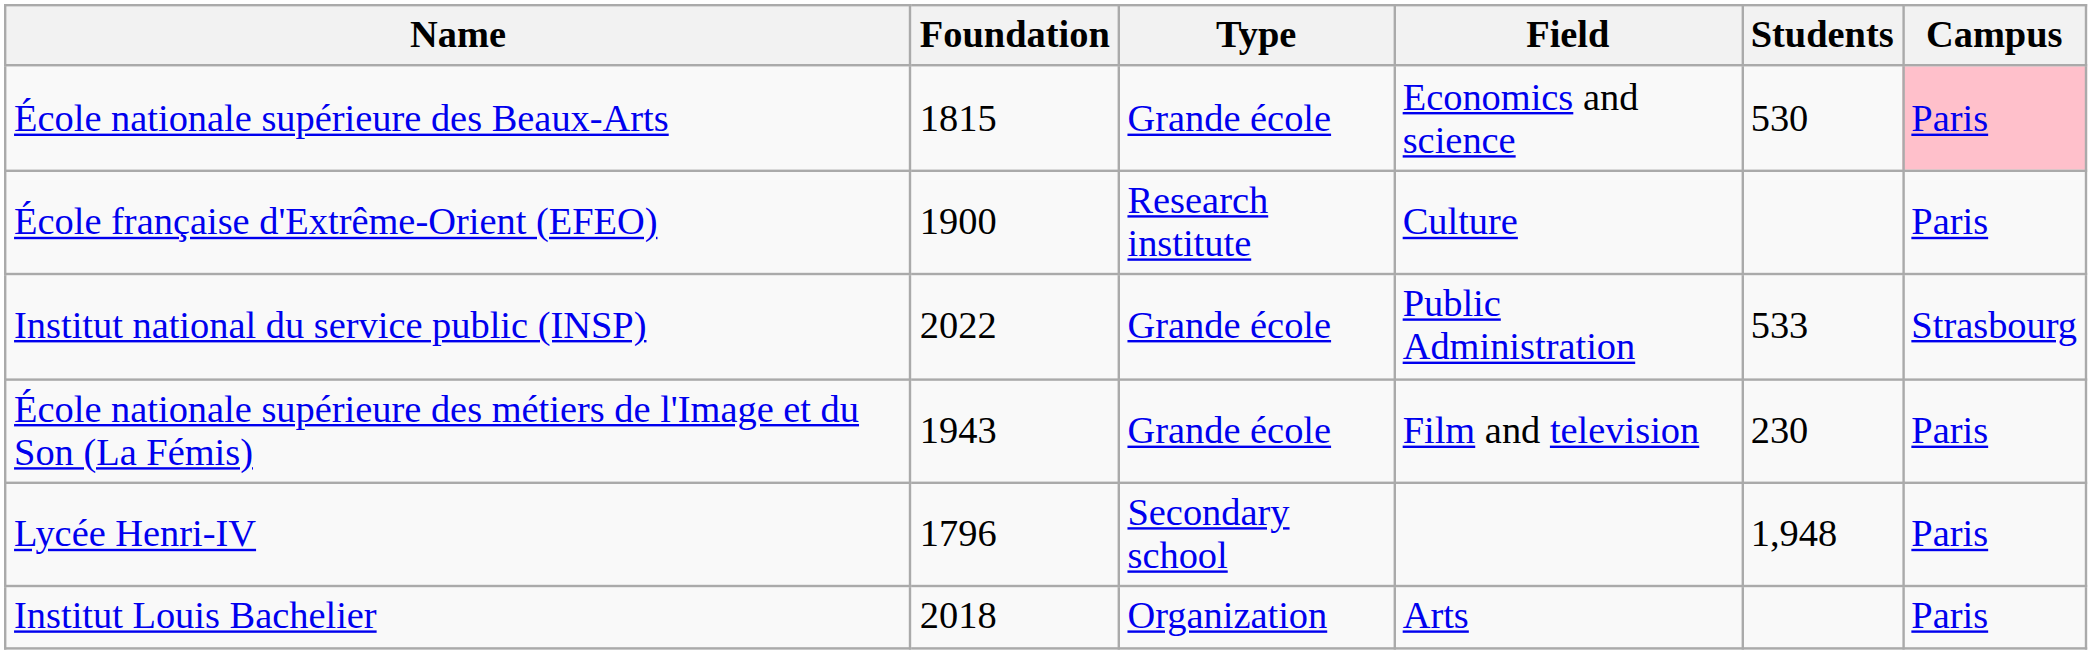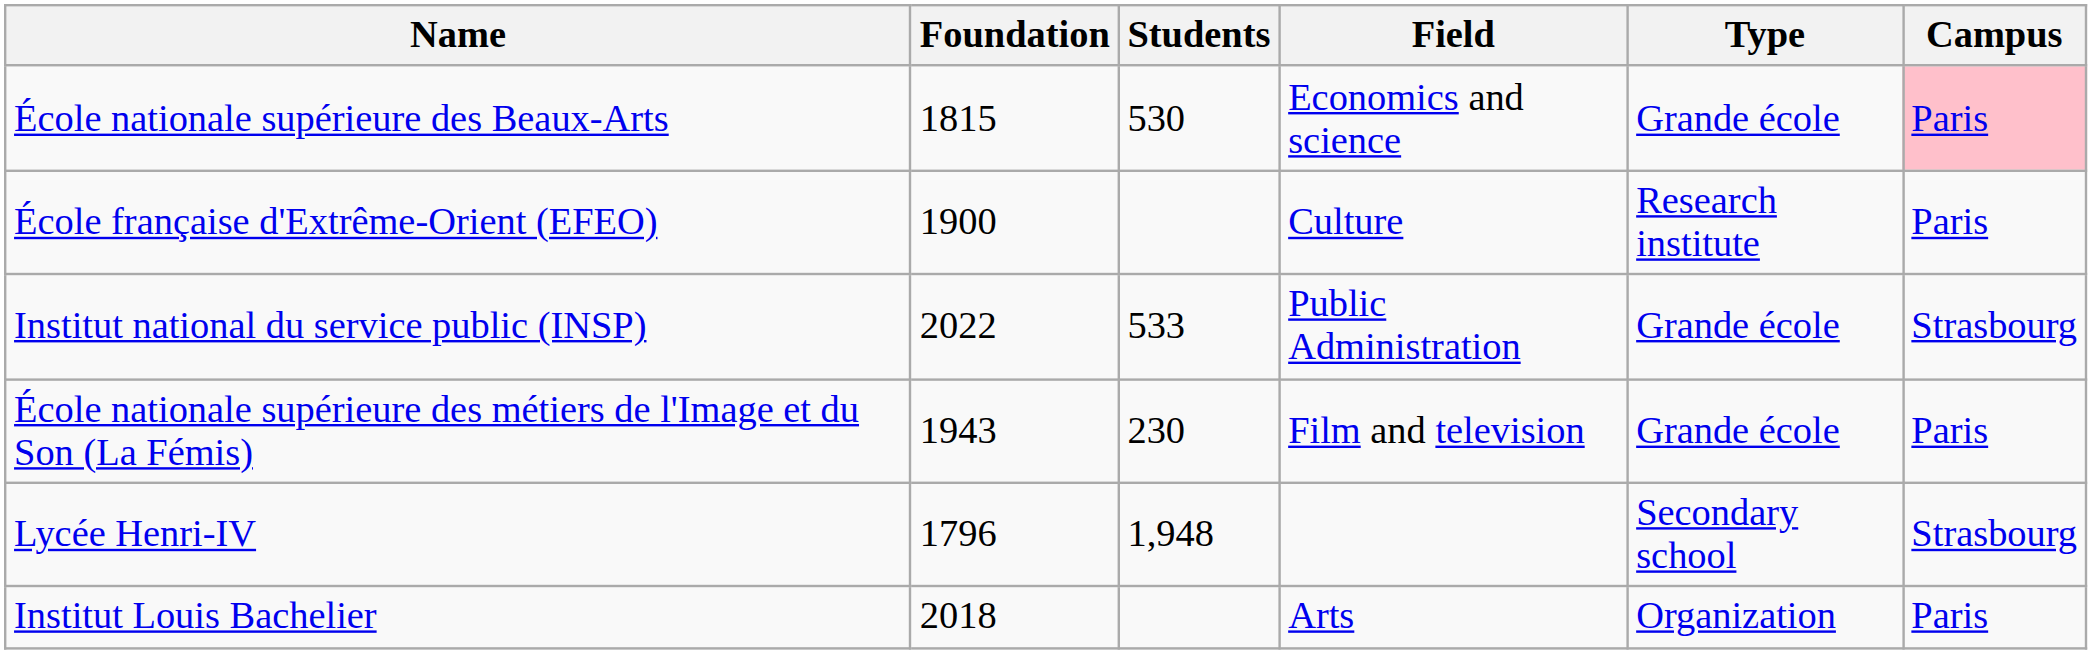columns swapped: (1256, 34) <-> (1822, 34)
(1950, 533) Paris -> (1994, 533) Strasbourg
